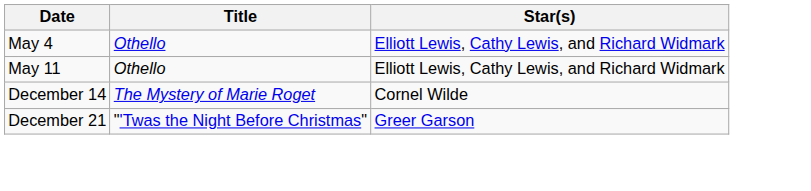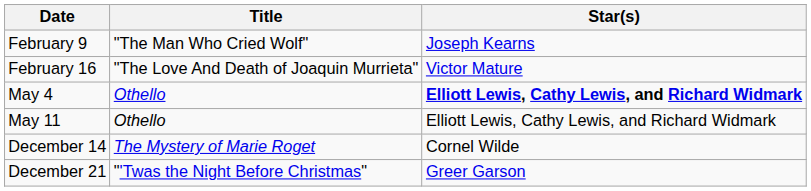+ row: (48, 43)
+ row: (52, 69)
(550, 43) normal -> (614, 95) bold
